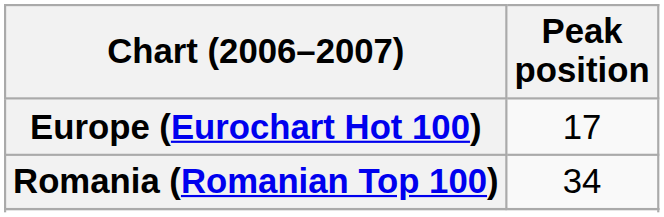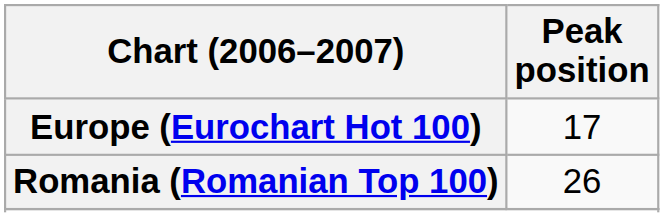(582, 181) 34 -> (582, 181) 26
